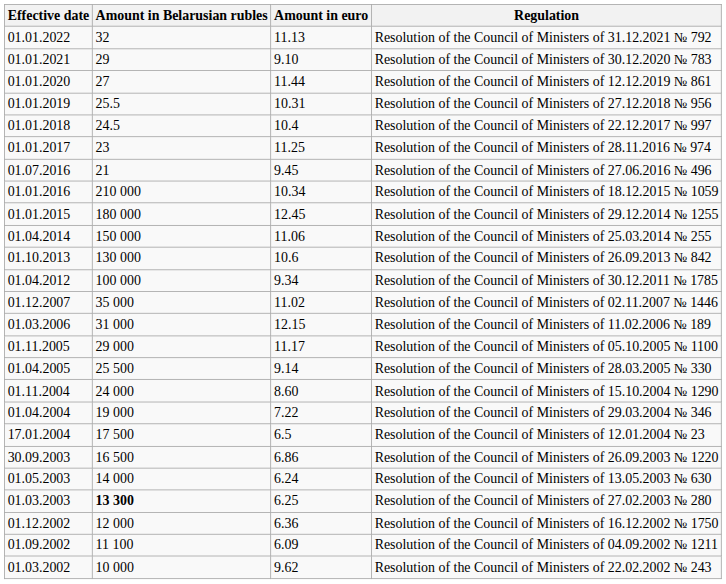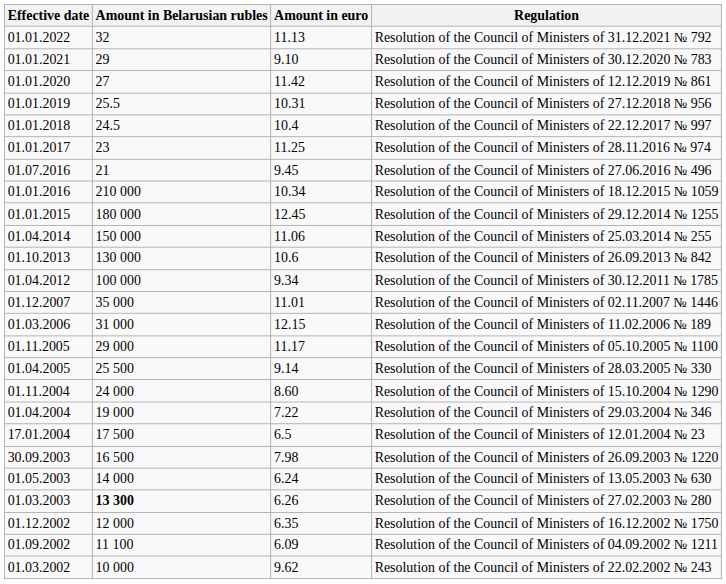(290, 81) 11.44 -> (290, 81) 11.42
(290, 302) 11.02 -> (290, 302) 11.01
(286, 457) 6.86 -> (286, 457) 7.98
(286, 501) 6.25 -> (286, 501) 6.26
(286, 523) 6.36 -> (286, 523) 6.35
